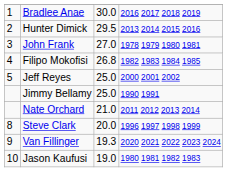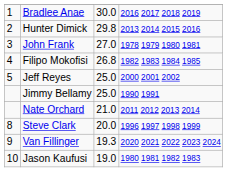(106, 28) 29.5 -> (106, 28) 29.8
